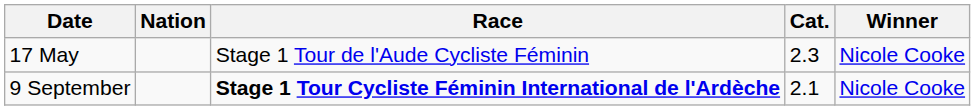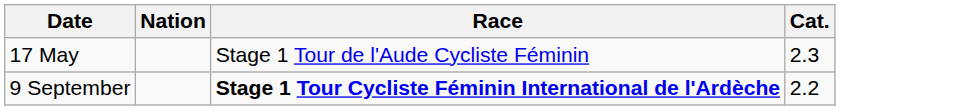- column: (902, 21)
(804, 88) 2.1 -> (804, 88) 2.2
